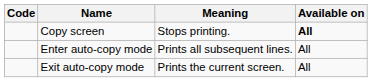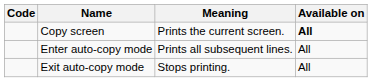(194, 31) Stops printing. -> (221, 31) Prints the current screen.
(221, 67) Prints the current screen. -> (194, 67) Stops printing.
